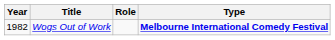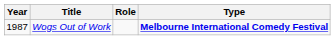(17, 27) 1982 -> (17, 27) 1987
